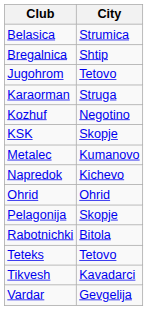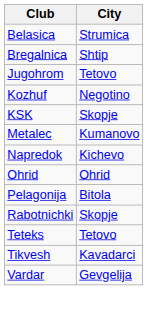- row: (39, 94)
(99, 214) Skopje -> (95, 194) Bitola
(95, 235) Bitola -> (99, 214) Skopje
